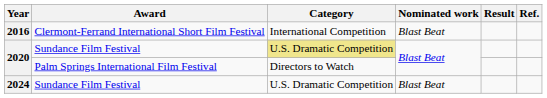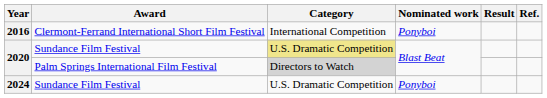(421, 31) Blast Beat -> (417, 31) Ponyboi
(312, 66) no background -> (312, 66) lightgrey background
(421, 84) Blast Beat -> (417, 84) Ponyboi
